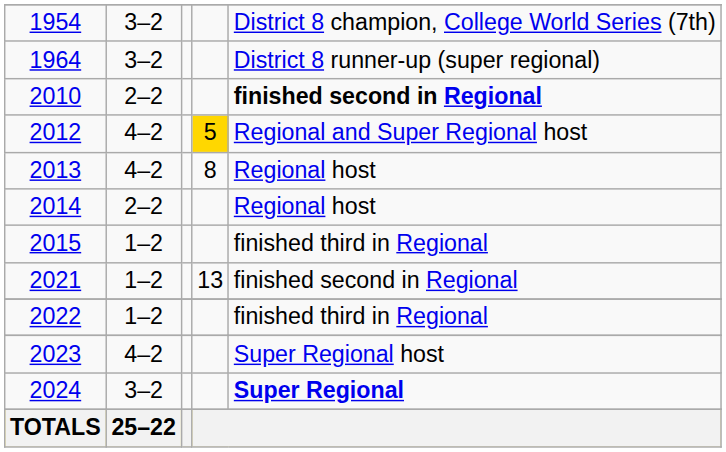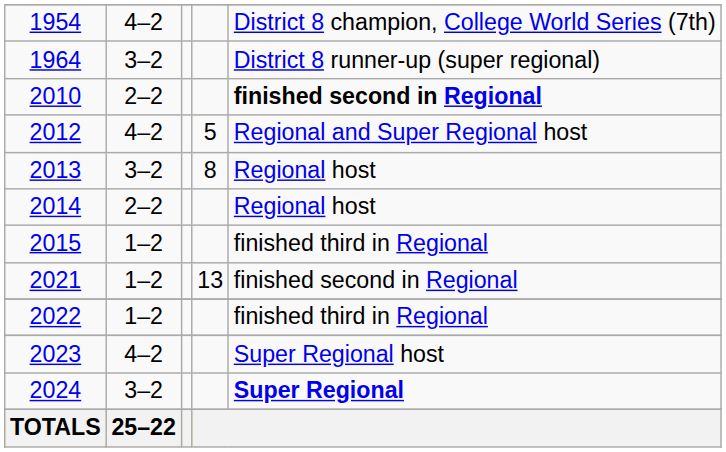(144, 22) 3–2 -> (144, 22) 4–2
(210, 133) gold background -> (210, 133) no background
(144, 170) 4–2 -> (144, 170) 3–2
